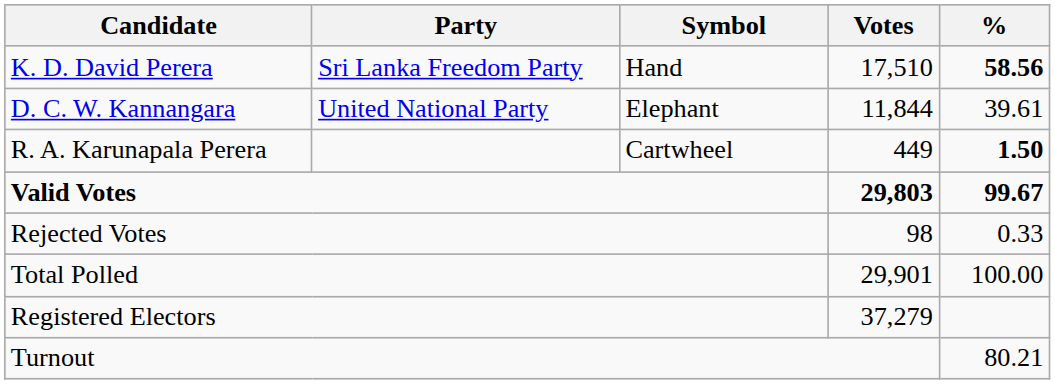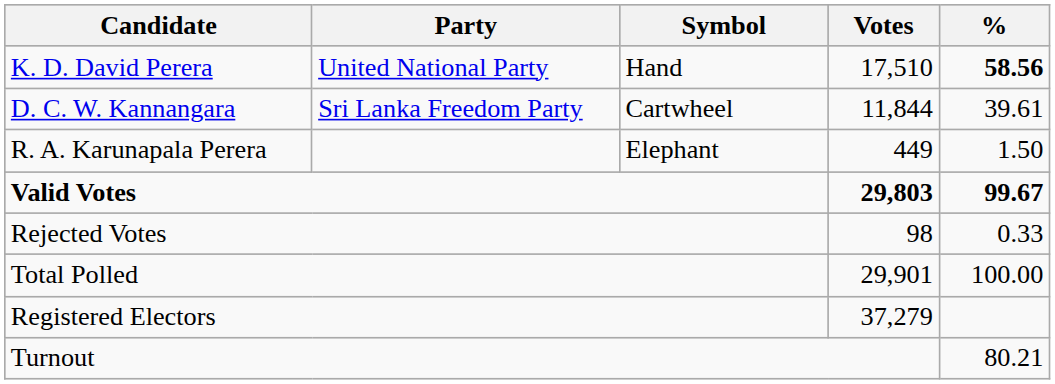(450, 66) Sri Lanka Freedom Party -> (433, 66) United National Party
(433, 108) United National Party -> (450, 108) Sri Lanka Freedom Party
(672, 108) Elephant -> (679, 108) Cartwheel
(679, 150) Cartwheel -> (672, 150) Elephant
(1020, 150) bold -> (1020, 150) normal
